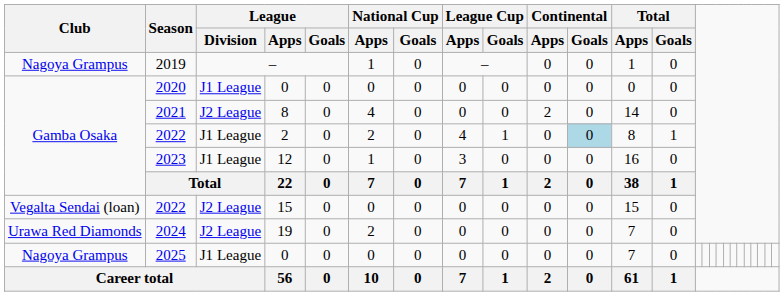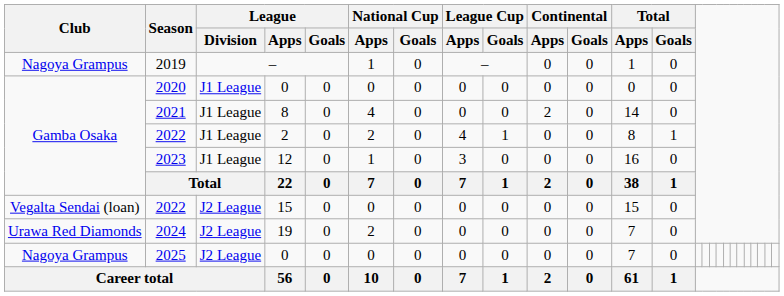(230, 111) J2 League -> (230, 111) J1 League
(589, 135) lightblue background -> (589, 135) no background
(230, 254) J1 League -> (230, 254) J2 League
